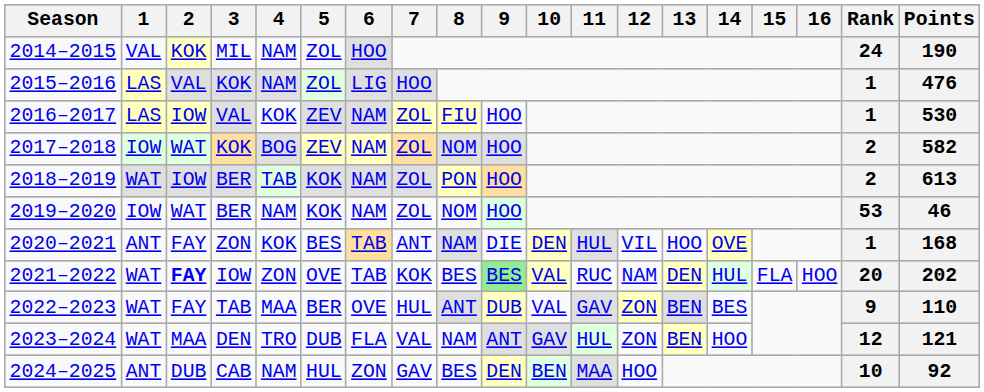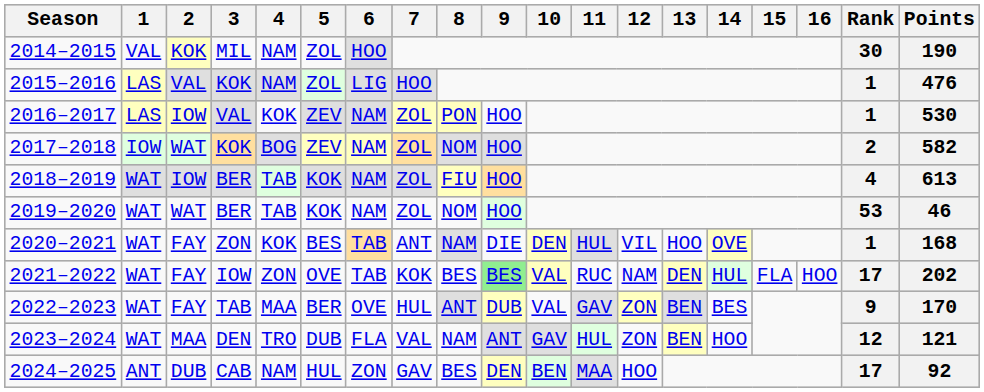(871, 53) 24 -> (871, 53) 30
(459, 117) FIU -> (459, 117) PON
(459, 181) PON -> (459, 181) FIU
(871, 181) 2 -> (871, 181) 4
(144, 212) IOW -> (144, 212) WAT
(279, 212) NAM -> (279, 212) TAB
(144, 244) ANT -> (144, 244) WAT
(189, 276) bold -> (189, 276) normal
(871, 276) 20 -> (871, 276) 17
(939, 308) 110 -> (939, 308) 170
(871, 372) 10 -> (871, 372) 17
